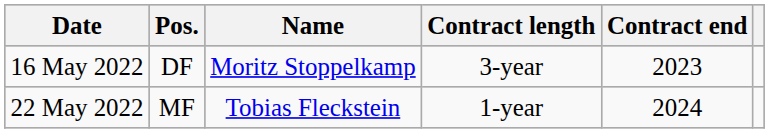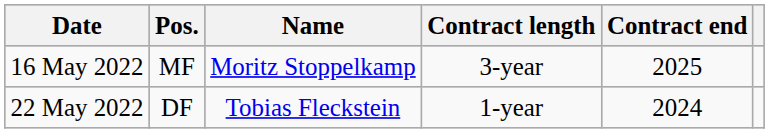(177, 66) DF -> (177, 66) MF
(677, 66) 2023 -> (677, 66) 2025
(177, 107) MF -> (177, 107) DF
